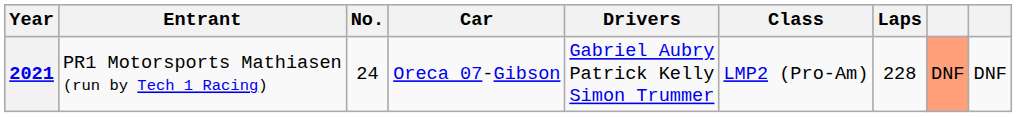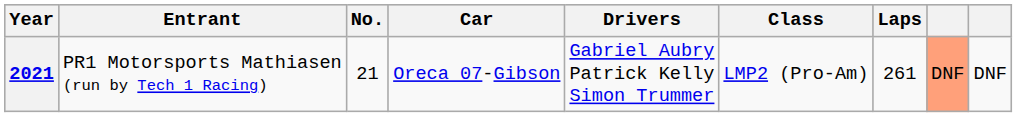(367, 74) 24 -> (367, 74) 21
(900, 74) 228 -> (900, 74) 261
